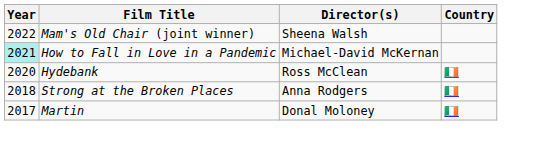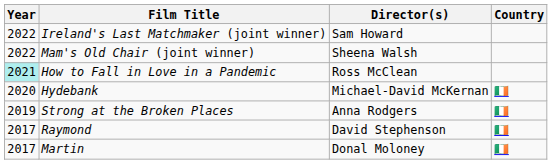+ row: (184, 33)
(360, 53) Michael-David McKernan -> (375, 72) Ross McClean
(325, 72) Ross McClean -> (410, 91) Michael-David McKernan
(22, 91) 2018 -> (22, 110) 2019
+ row: (66, 130)
